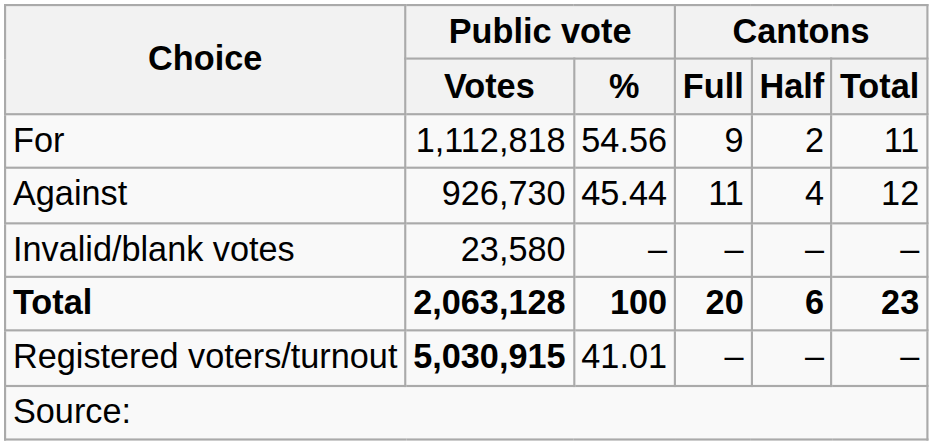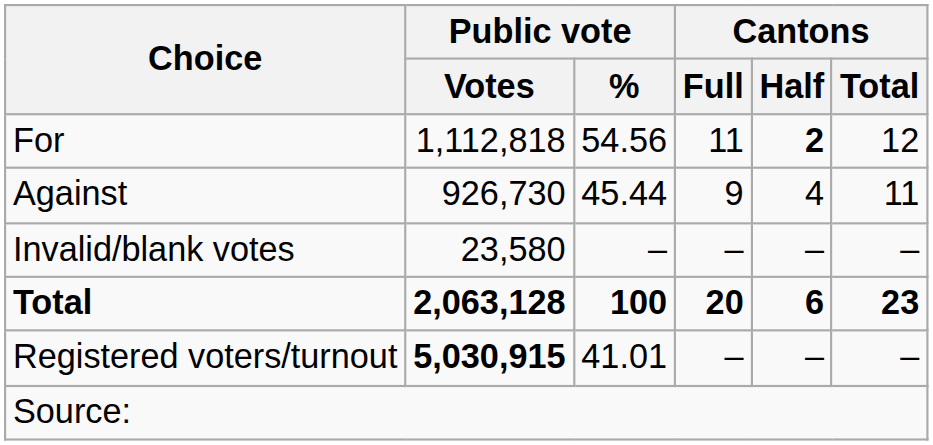(734, 140) 9 -> (726, 140) 11
(815, 140) normal -> (815, 140) bold
(901, 140) 11 -> (900, 140) 12
(726, 194) 11 -> (734, 194) 9
(900, 194) 12 -> (901, 194) 11
